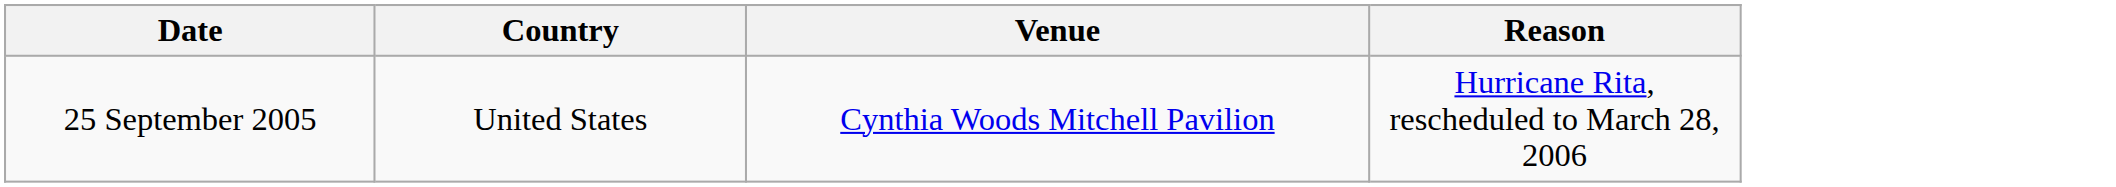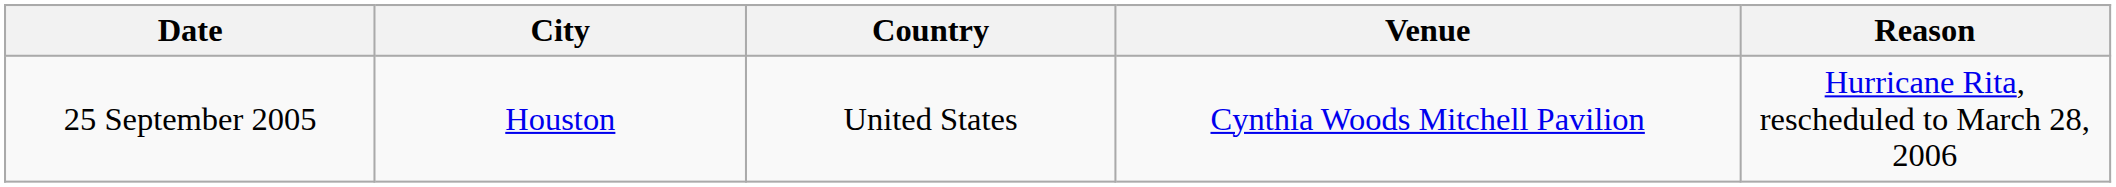+ column: (560, 30)
